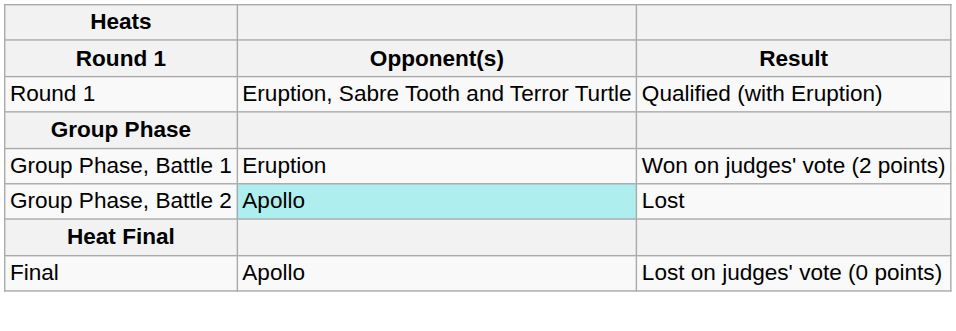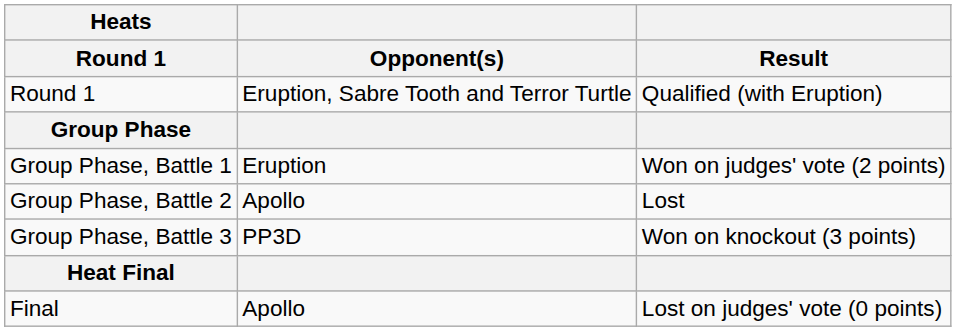(274, 201) paleturquoise background -> (274, 201) no background
+ row: (121, 237)
